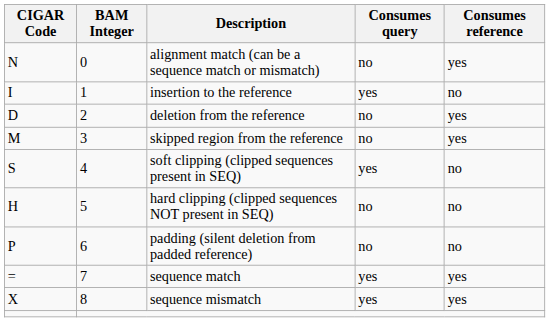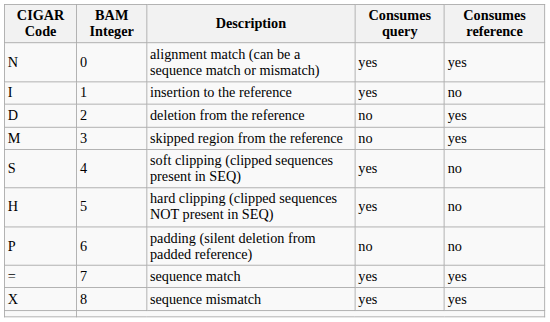(365, 62) no -> (368, 62) yes
(365, 207) no -> (368, 207) yes
